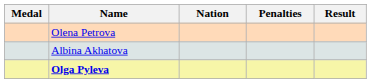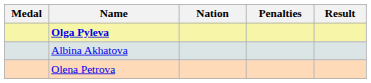rows swapped: (80, 69) <-> (83, 32)
